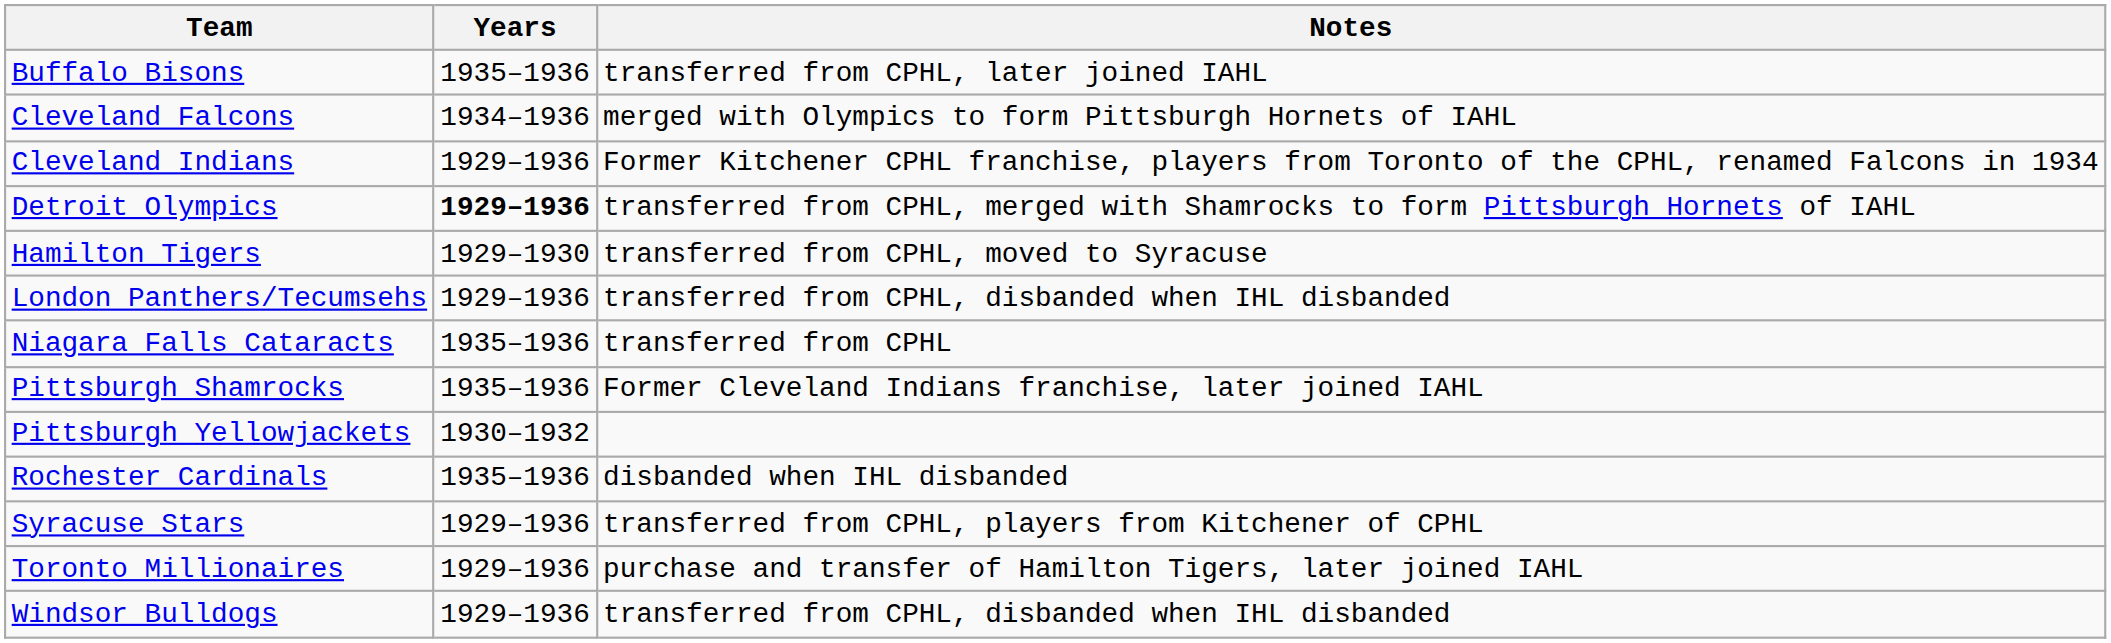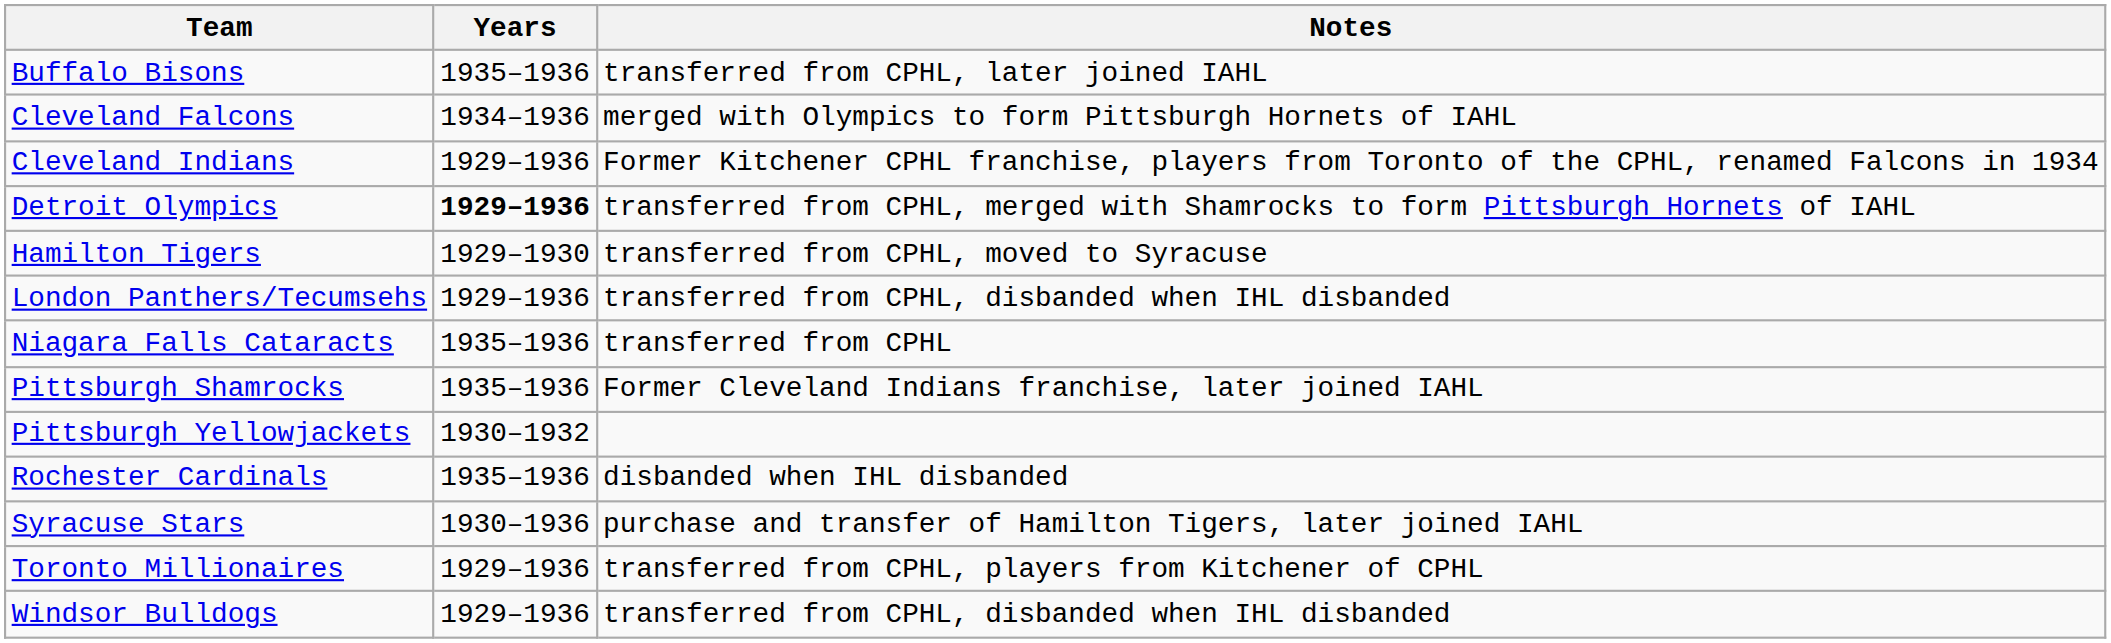(515, 524) 1929–1936 -> (515, 524) 1930–1936
(1043, 524) transferred from CPHL, players from Kitchener of CPHL -> (1093, 524) purchase and transfer of Hamilton Tigers, later joined IAHL
(1093, 569) purchase and transfer of Hamilton Tigers, later joined IAHL -> (1043, 569) transferred from CPHL, players from Kitchener of CPHL
